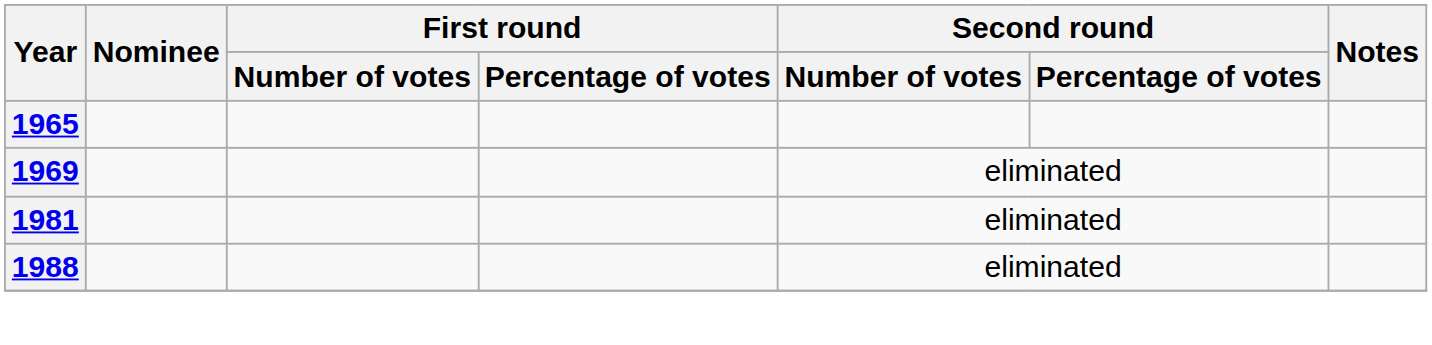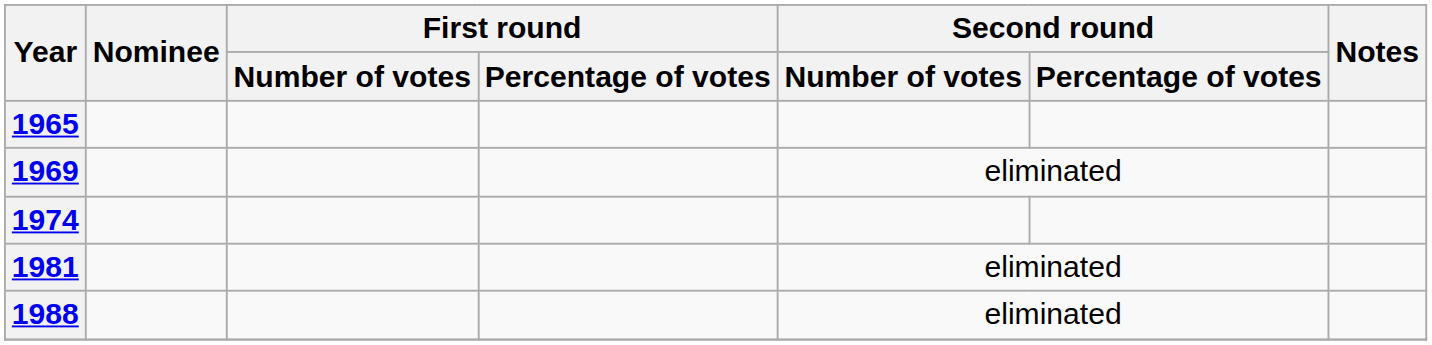+ row: (45, 219)
